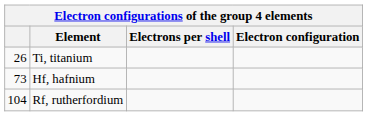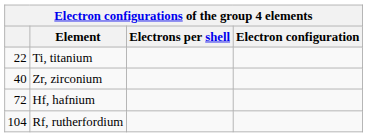(20, 57) 26 -> (20, 57) 22
+ row: (67, 78)
(20, 78) 73 -> (20, 99) 72
